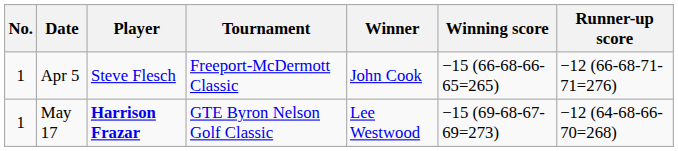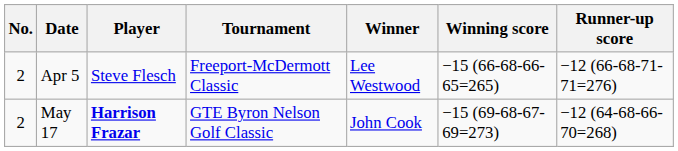(21, 75) 1 -> (21, 75) 2
(386, 75) John Cook -> (385, 75) Lee Westwood
(21, 123) 1 -> (21, 123) 2
(385, 123) Lee Westwood -> (386, 123) John Cook
